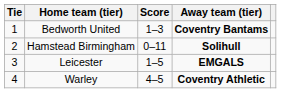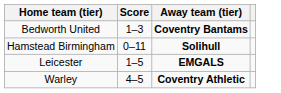- column: (14, 12)
